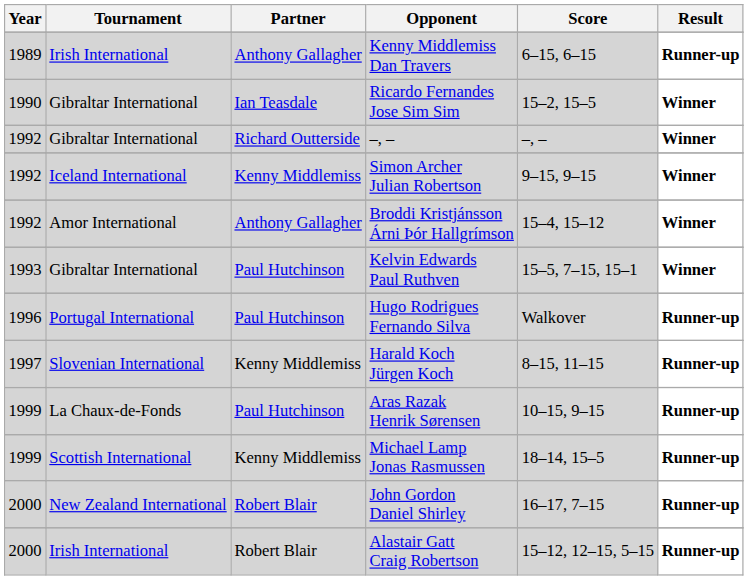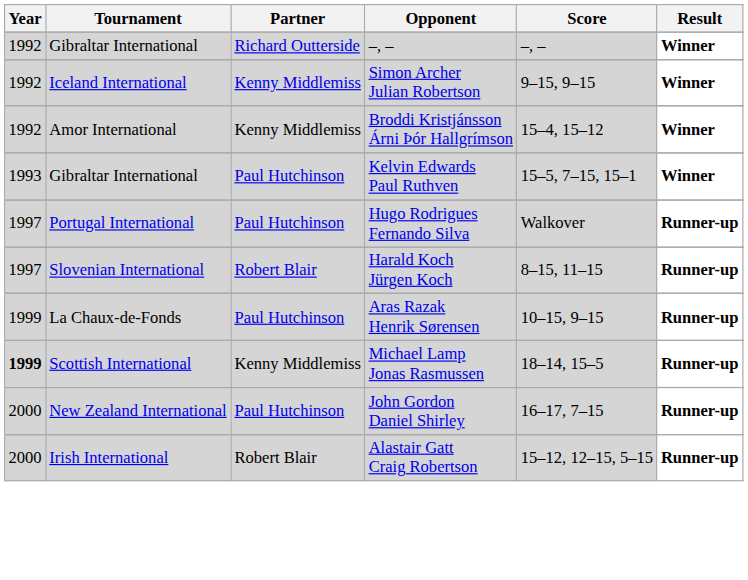- row: (433, 55)
- row: (432, 102)
(298, 223) Anthony Gallagher -> (298, 129) Kenny Middlemiss
(25, 317) 1996 -> (25, 223) 1997
(298, 364) Kenny Middlemiss -> (276, 270) Robert Blair
(25, 457) normal -> (25, 364) bold
(276, 504) Robert Blair -> (289, 410) Paul Hutchinson
